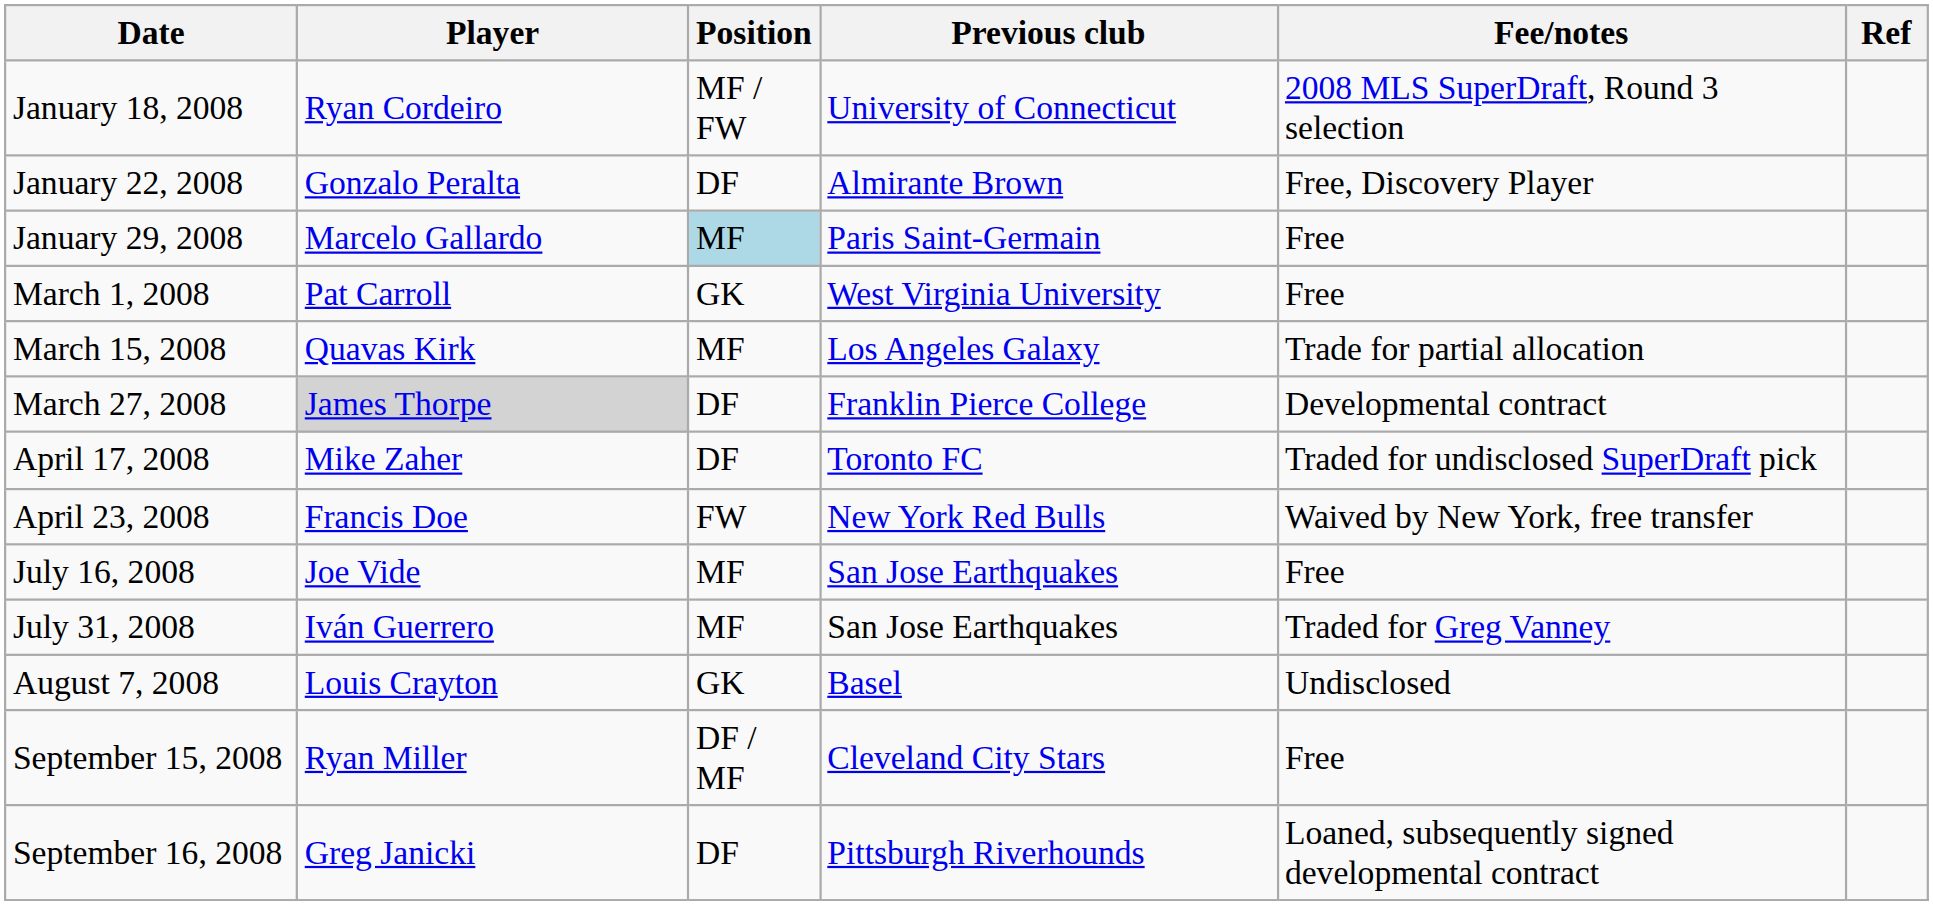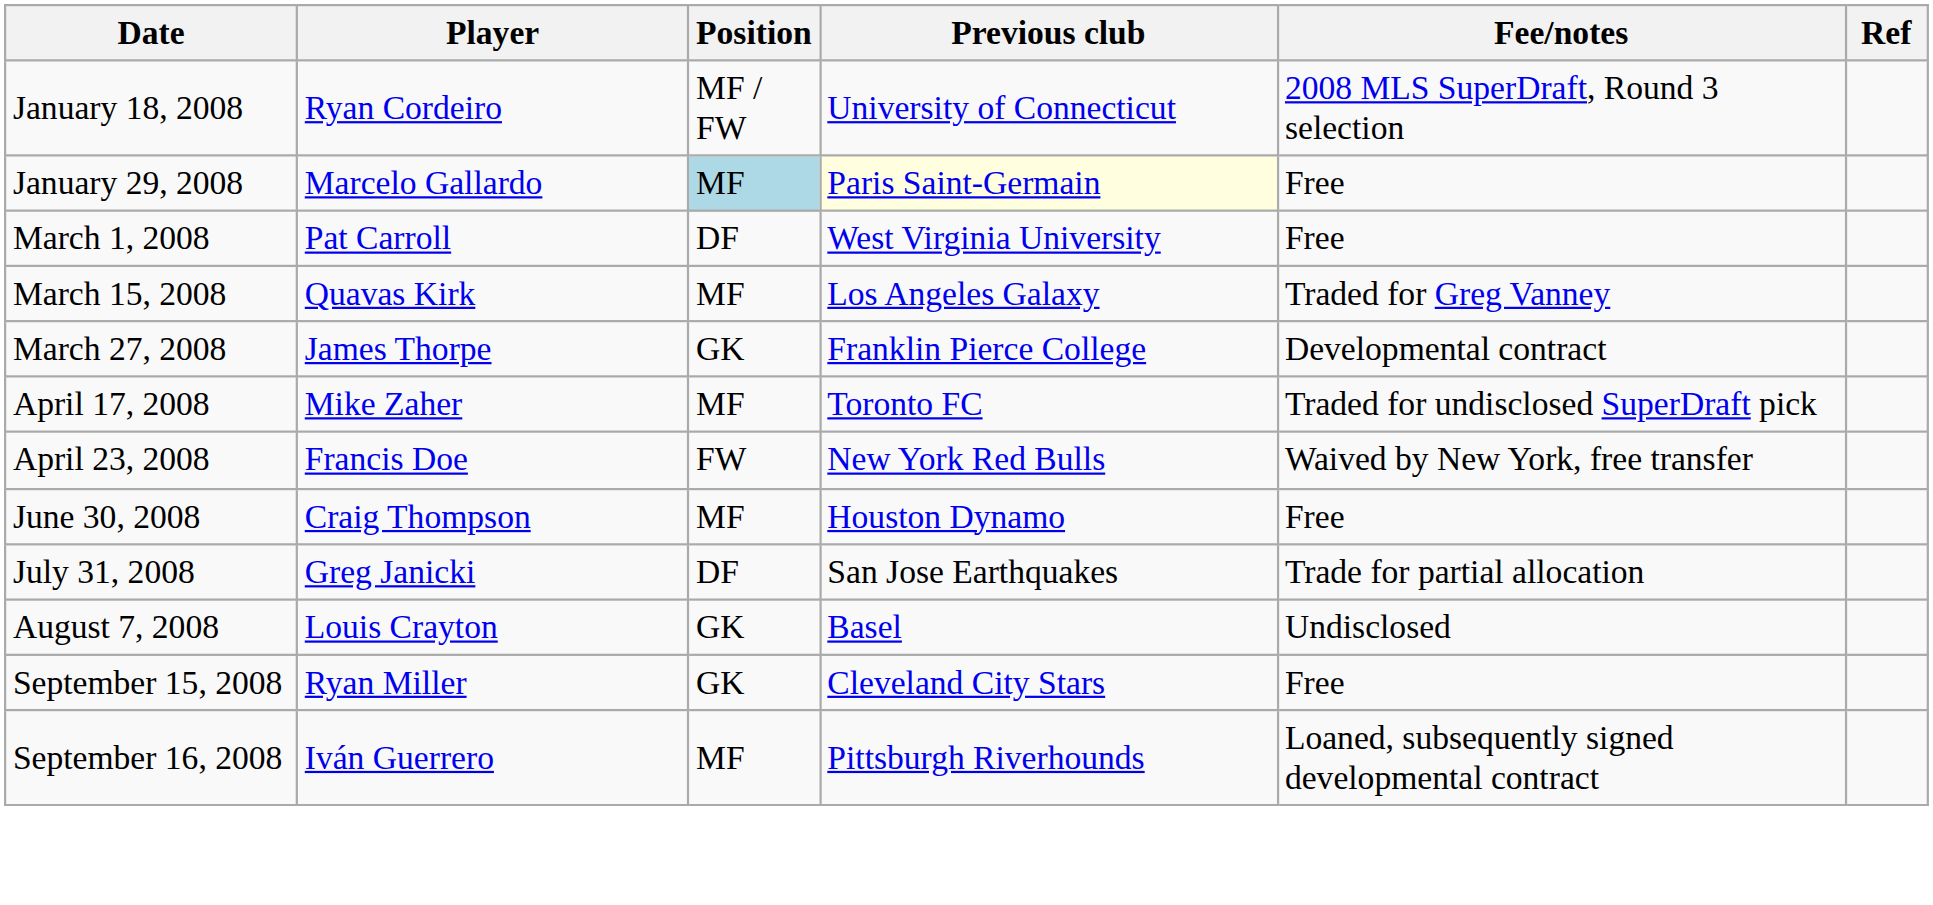- row: (128, 182)
(964, 238) no background -> (964, 182) lightyellow background
(720, 293) GK -> (718, 238) DF
(1465, 349) Trade for partial allocation -> (1448, 293) Traded for Greg Vanney
(398, 404) lightgrey background -> (398, 349) no background
(718, 404) DF -> (720, 349) GK
(718, 459) DF -> (720, 404) MF
+ row: (107, 515)
- row: (104, 570)
(399, 626) Iván Guerrero -> (390, 570) Greg Janicki
(720, 626) MF -> (718, 570) DF
(1448, 626) Traded for Greg Vanney -> (1465, 570) Trade for partial allocation
(726, 756) DF / MF -> (720, 681) GK
(390, 851) Greg Janicki -> (399, 756) Iván Guerrero
(718, 851) DF -> (720, 756) MF
